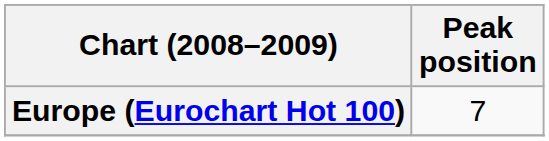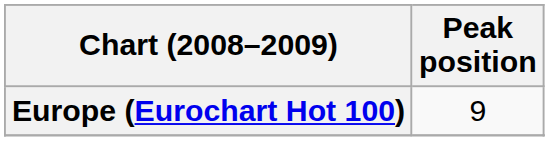(478, 110) 7 -> (478, 110) 9
